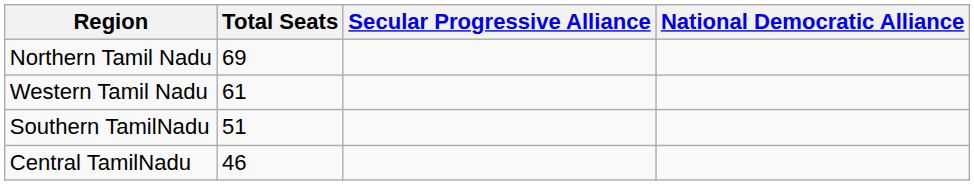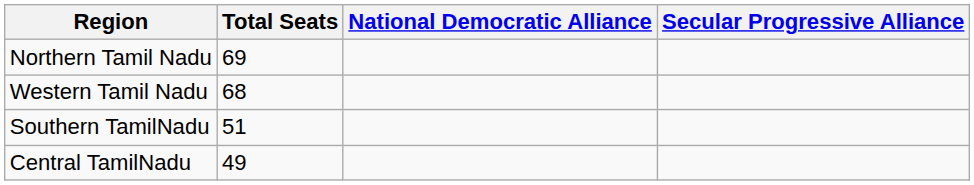columns swapped: (500, 22) <-> (813, 22)
(234, 92) 61 -> (234, 92) 68
(234, 162) 46 -> (234, 162) 49
